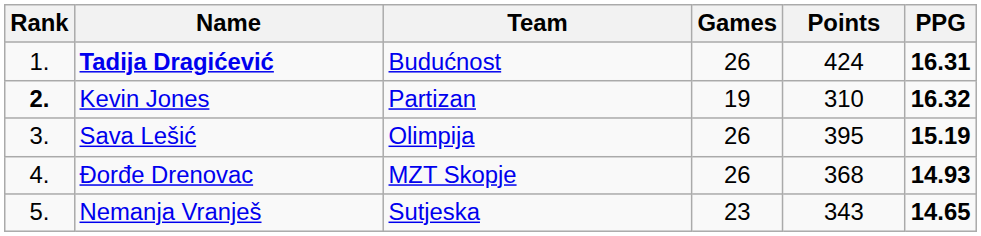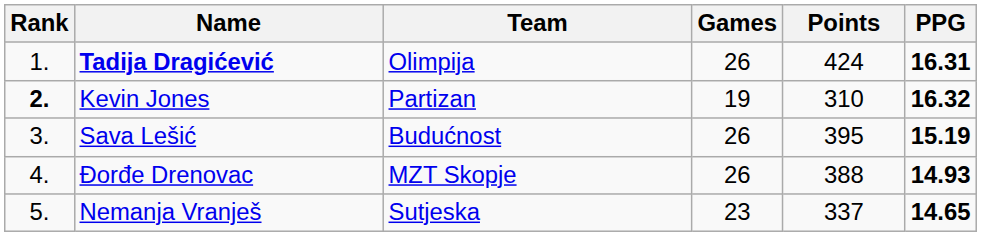(445, 61) Budućnost -> (432, 61) Olimpija
(432, 136) Olimpija -> (445, 136) Budućnost
(844, 174) 368 -> (844, 174) 388
(844, 212) 343 -> (844, 212) 337
